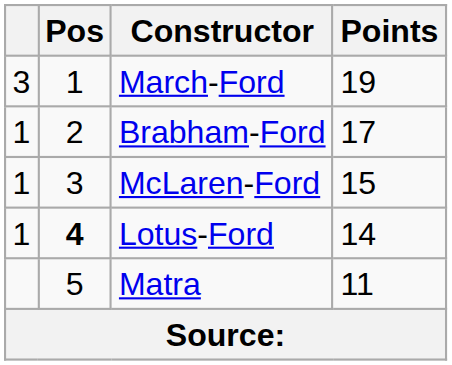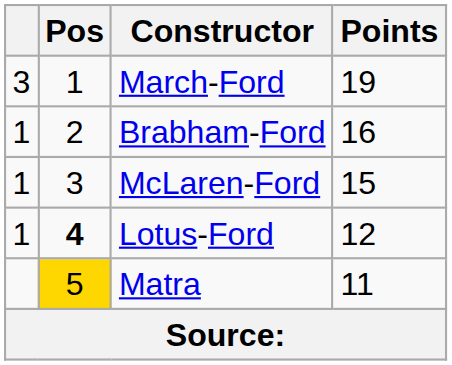(358, 132) 17 -> (358, 132) 16
(358, 234) 14 -> (358, 234) 12
(75, 284) no background -> (75, 284) gold background
